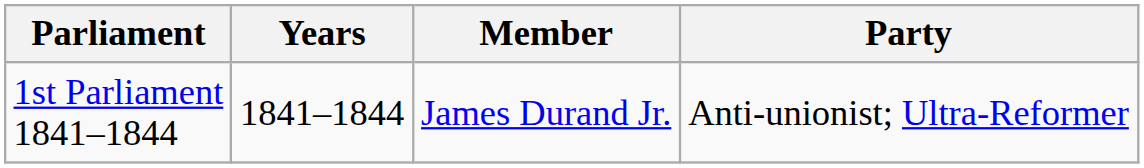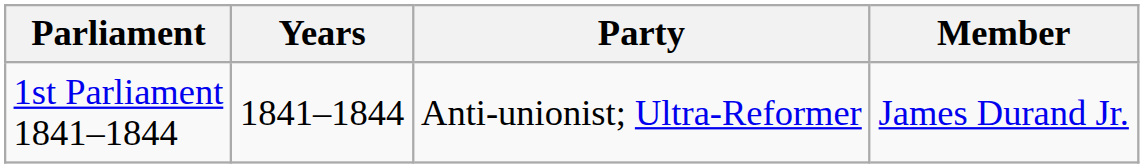columns swapped: (546, 33) <-> (909, 33)
